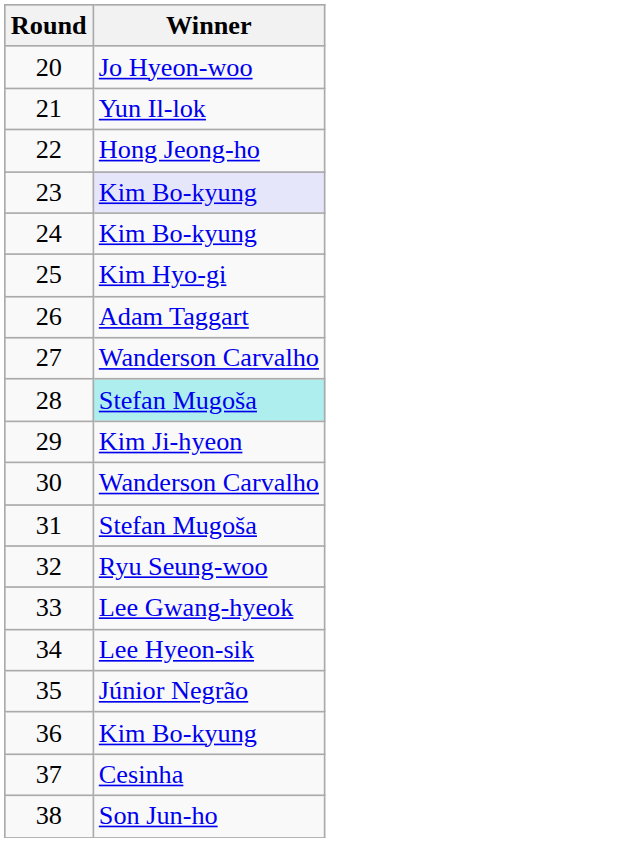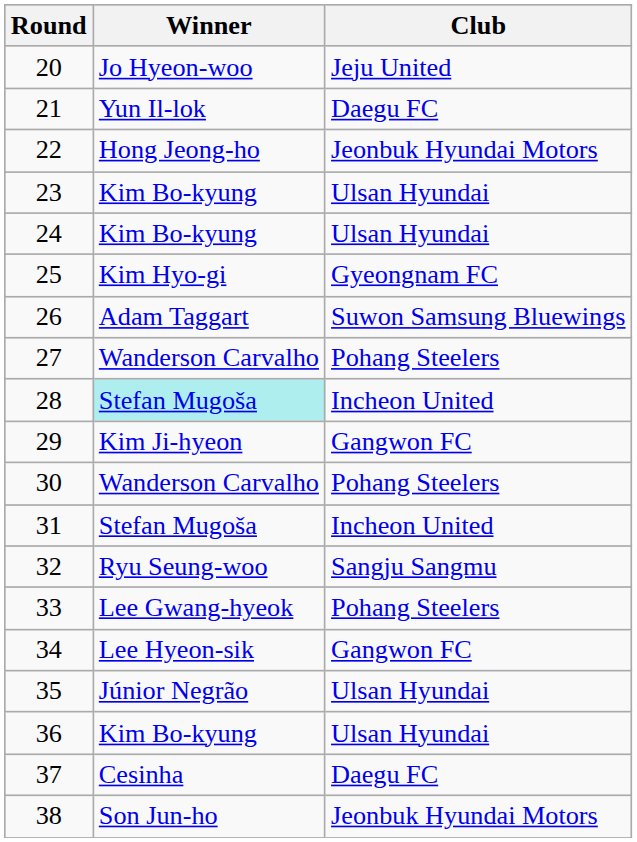+ column: (478, 25)
(178, 191) lavender background -> (178, 191) no background
